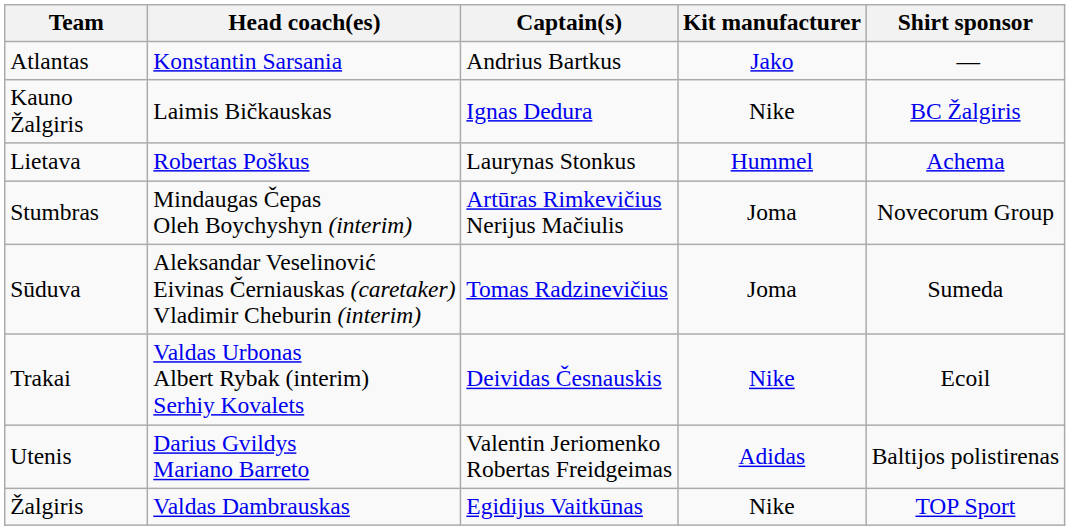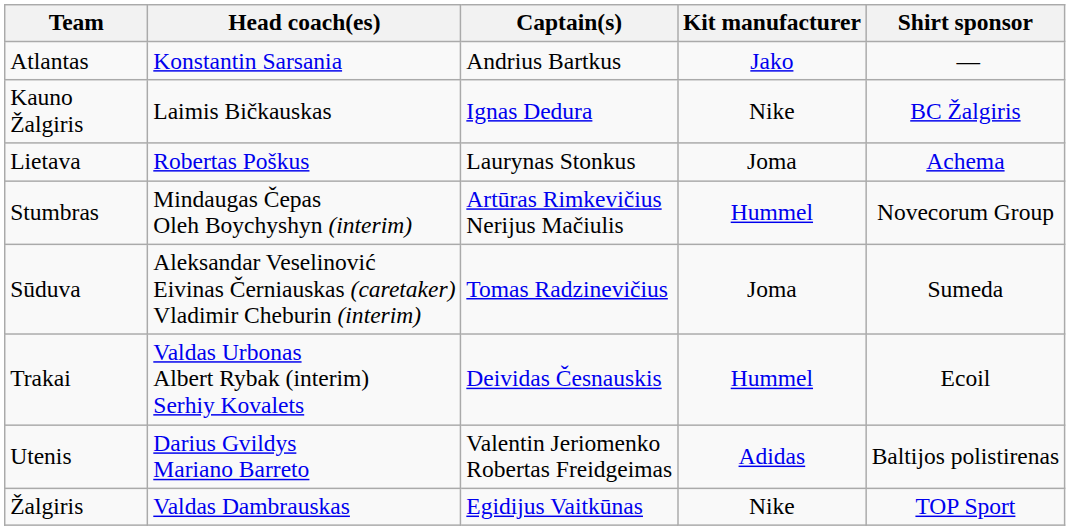(772, 161) Hummel -> (772, 161) Joma
(772, 212) Joma -> (772, 212) Hummel
(772, 379) Nike -> (772, 379) Hummel
